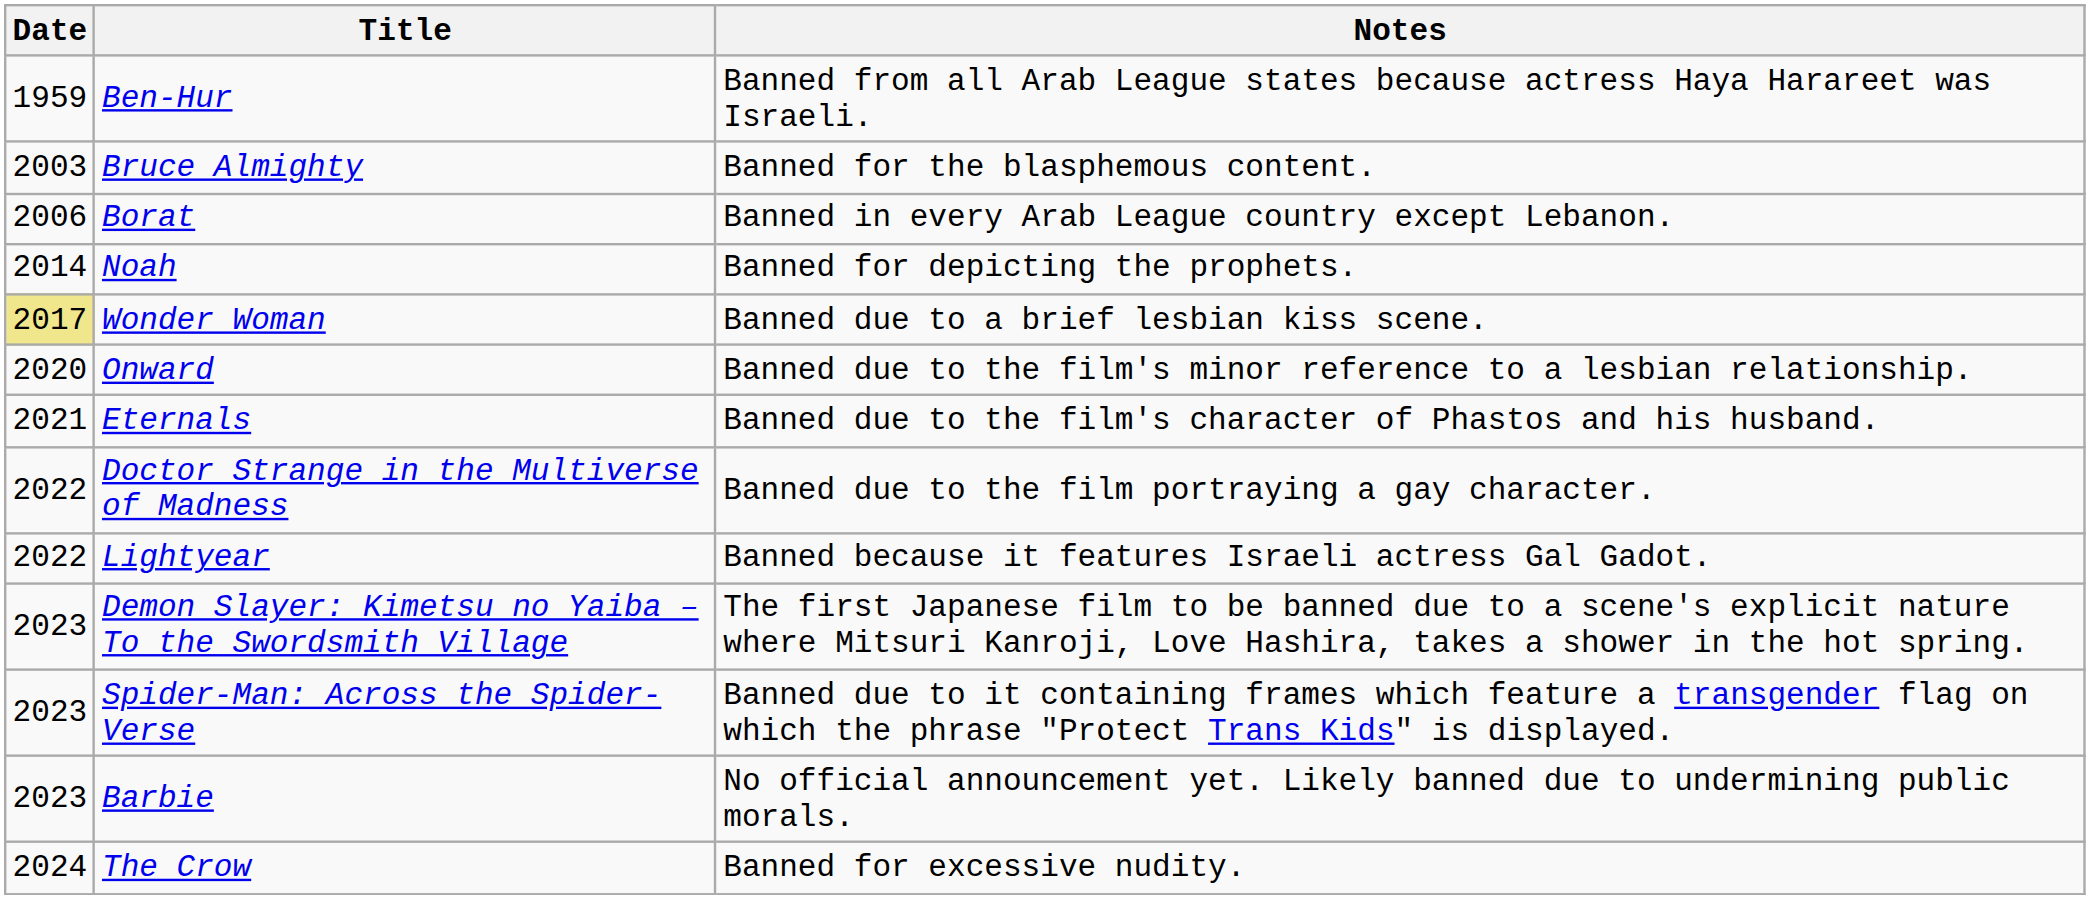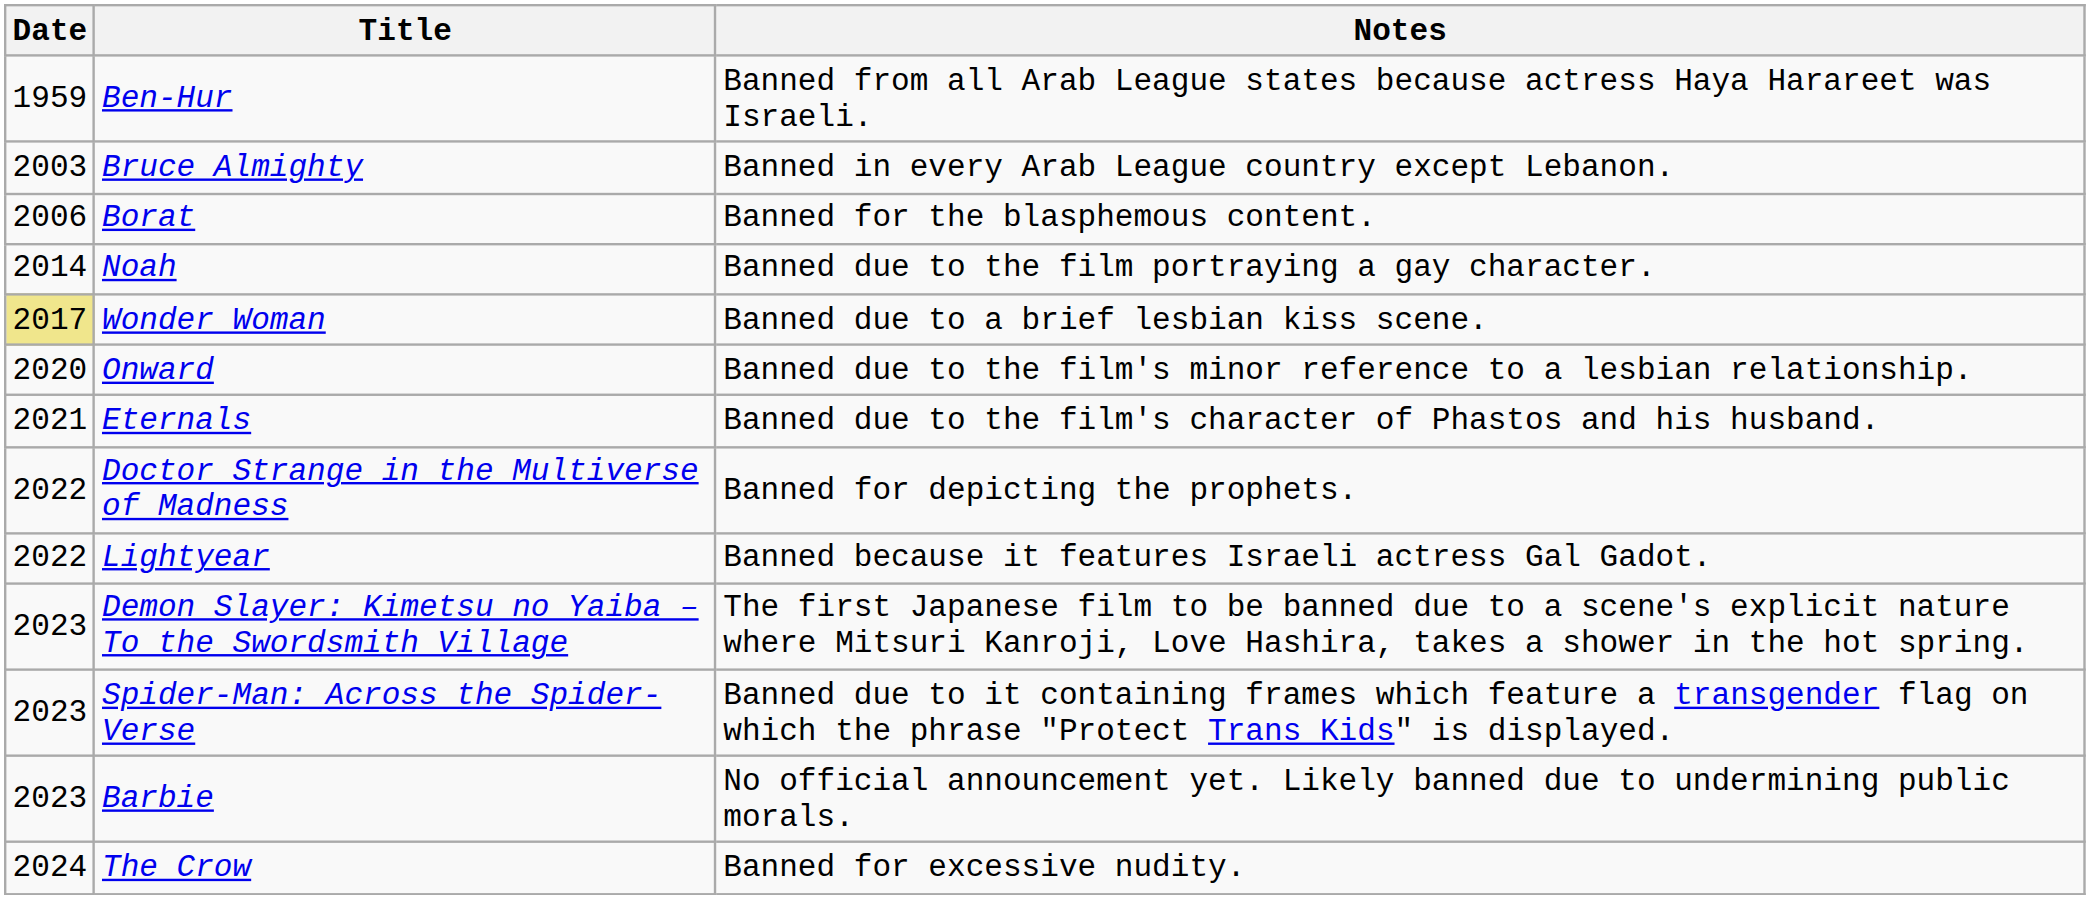(1050, 168) Banned for the blasphemous content. -> (1199, 168) Banned in every Arab League country except Lebanon.
(1199, 218) Banned in every Arab League country except Lebanon. -> (1050, 218) Banned for the blasphemous content.
(1040, 269) Banned for depicting the prophets. -> (1189, 269) Banned due to the film portraying a gay character.
(1189, 489) Banned due to the film portraying a gay character. -> (1040, 489) Banned for depicting the prophets.
